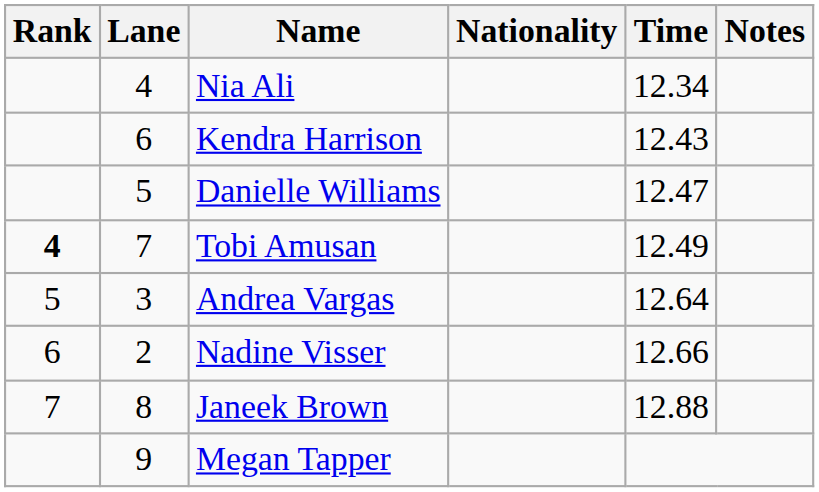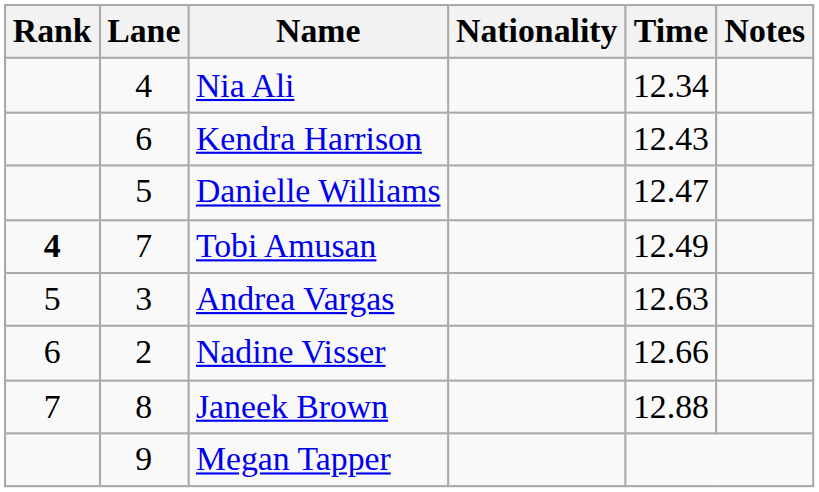(671, 298) 12.64 -> (671, 298) 12.63
